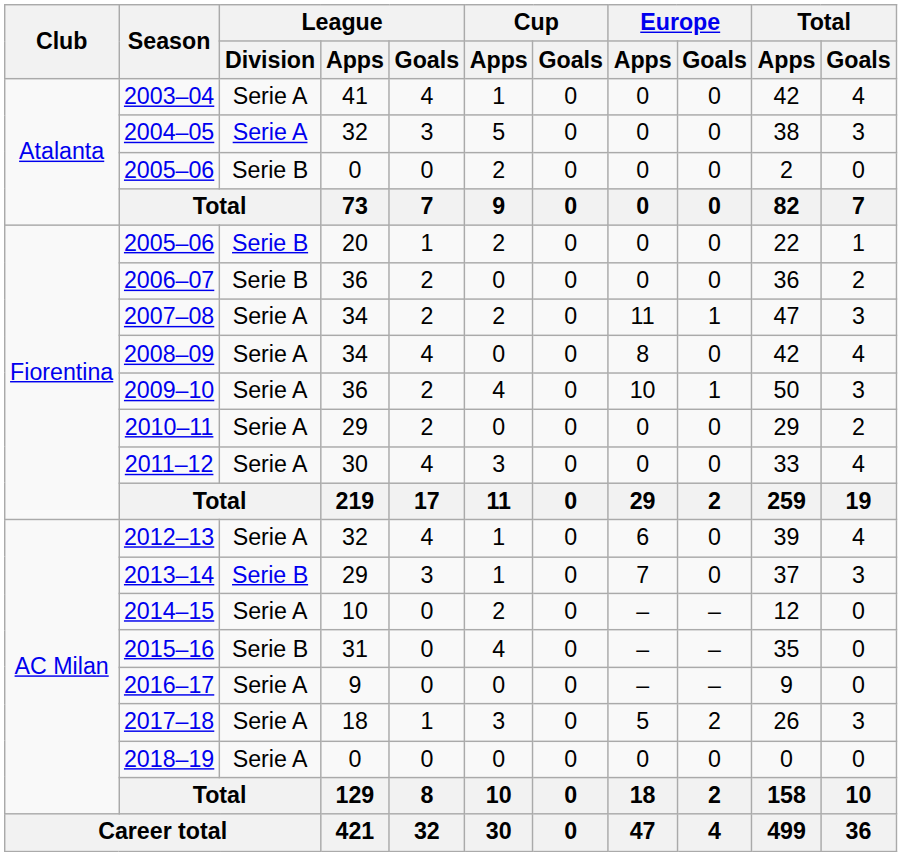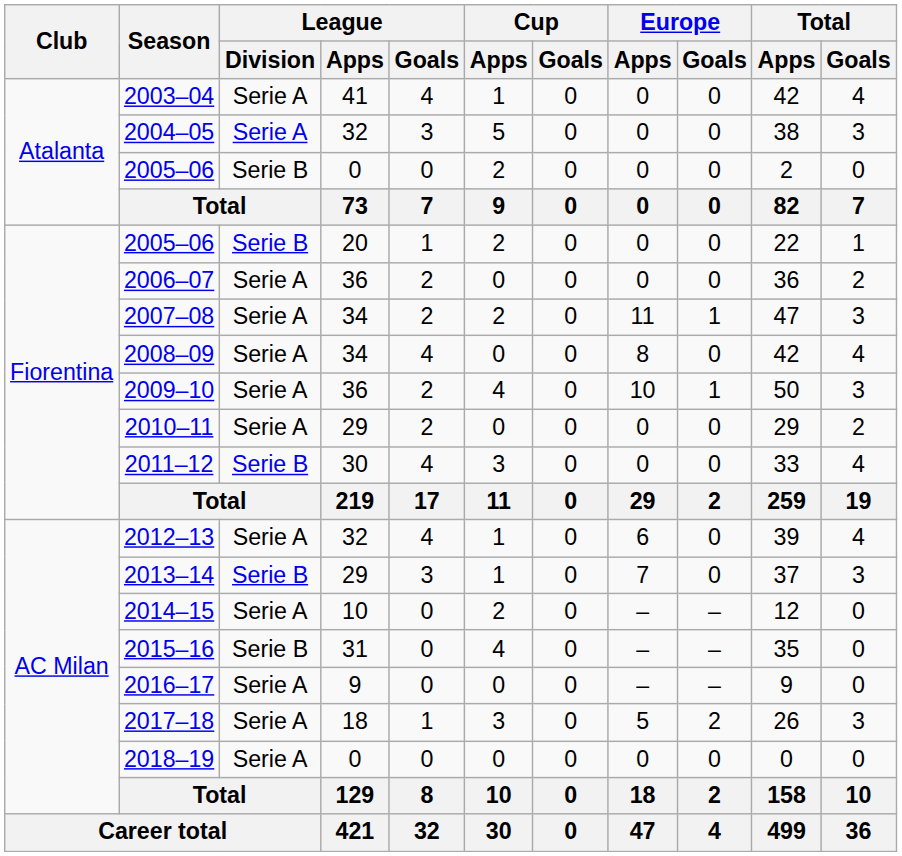(270, 280) Serie B -> (270, 280) Serie A
(270, 464) Serie A -> (270, 464) Serie B
